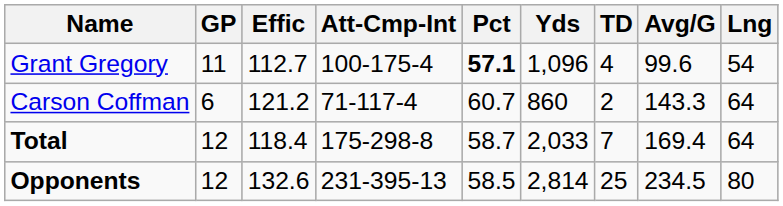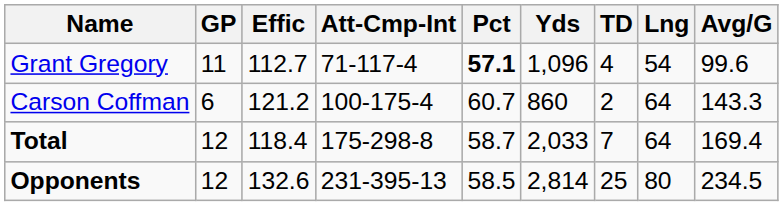columns swapped: (750, 24) <-> (680, 24)
(377, 63) 100-175-4 -> (369, 63) 71-117-4
(369, 102) 71-117-4 -> (377, 102) 100-175-4
